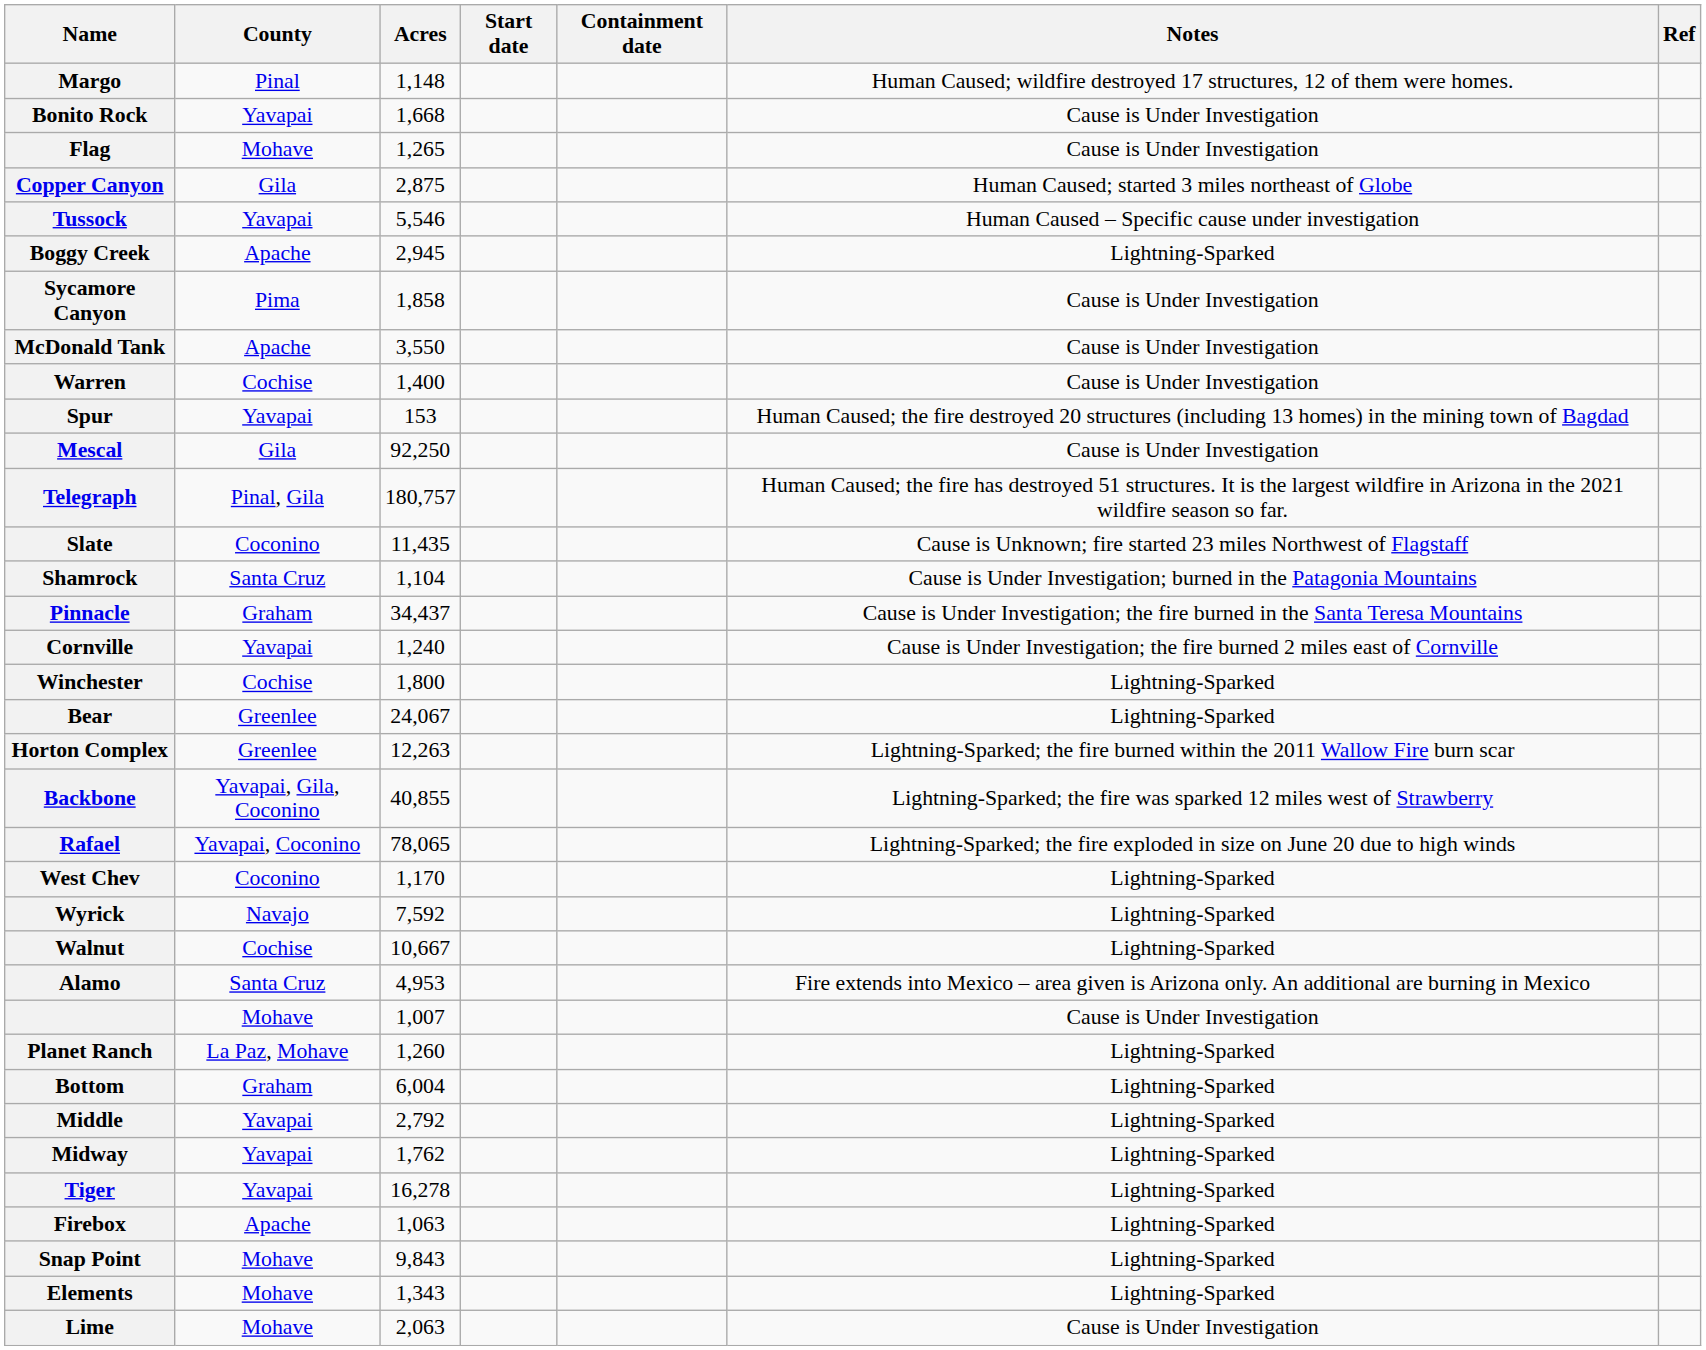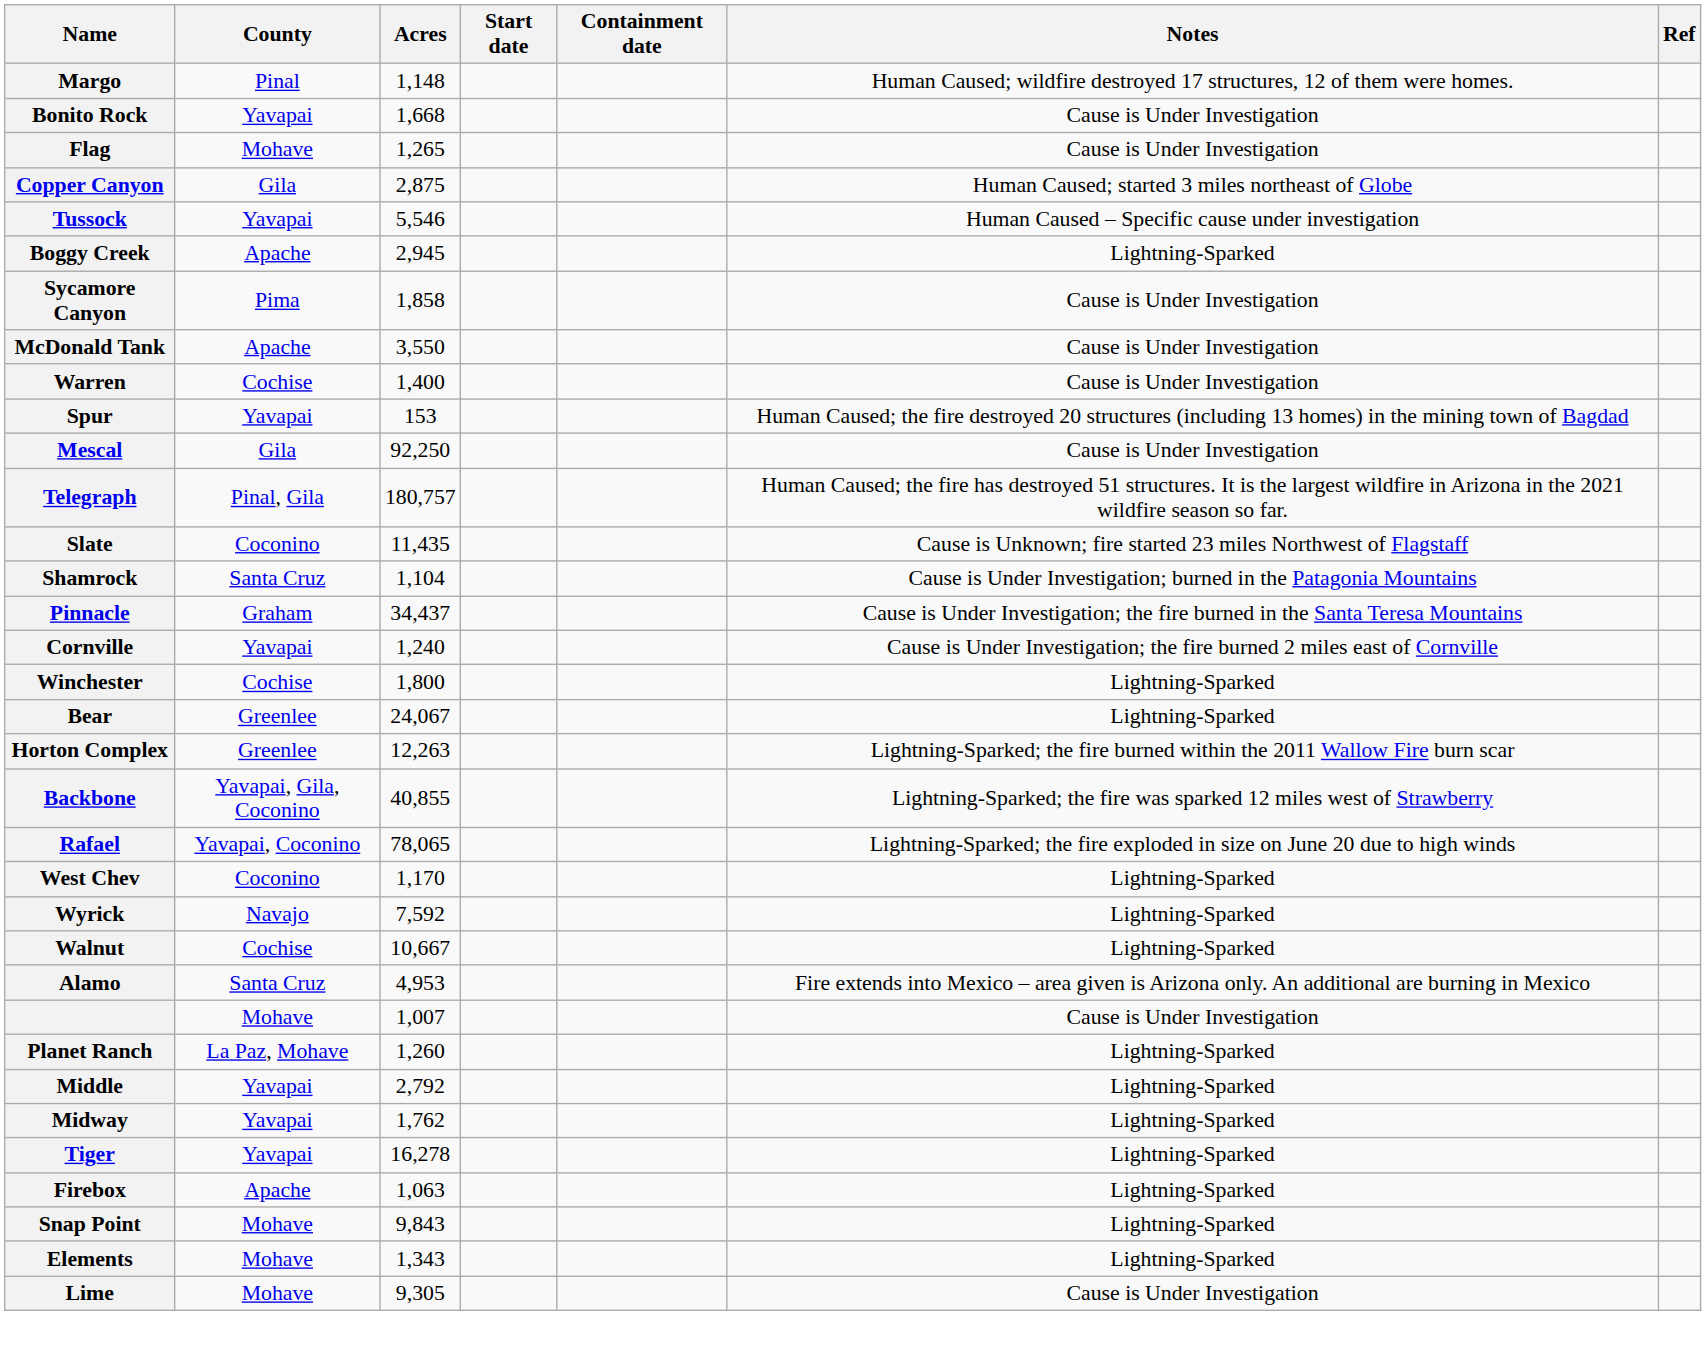- row: (90, 1085)
(420, 1327) 2,063 -> (420, 1293) 9,305
